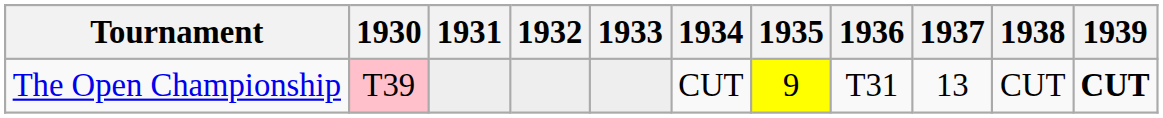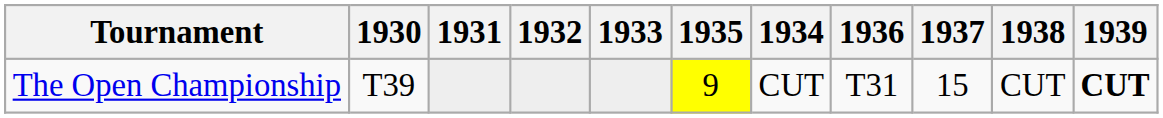columns swapped: (711, 31) <-> (791, 31)
(389, 85) pink background -> (389, 85) no background
(952, 85) 13 -> (952, 85) 15
